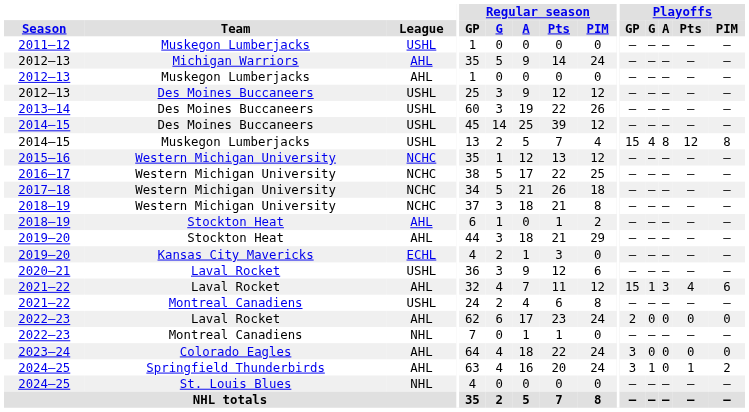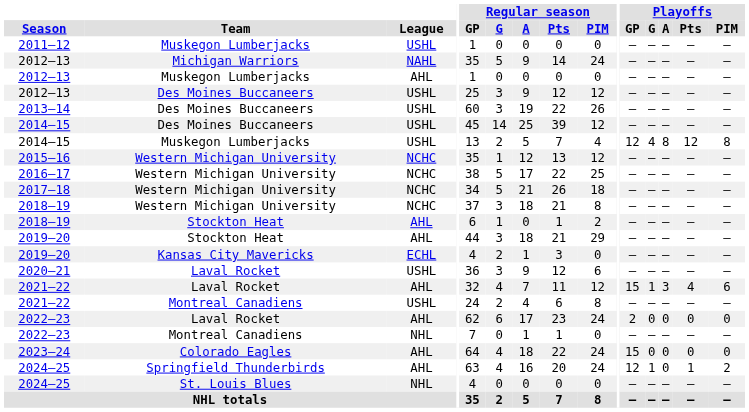(421, 61) AHL -> (421, 61) NAHL
(632, 141) 15 -> (632, 141) 12
(632, 351) 3 -> (632, 351) 15
(632, 367) 3 -> (632, 367) 12
